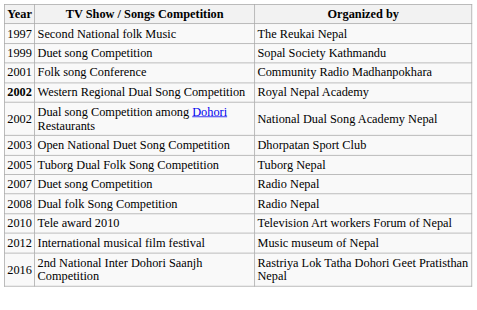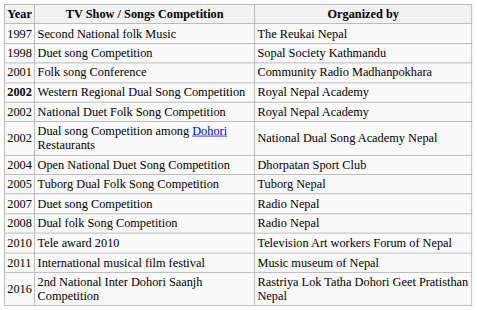(20, 53) 1999 -> (20, 53) 1998
+ row: (132, 111)
(20, 145) 2003 -> (20, 164) 2004
(20, 243) 2012 -> (19, 262) 2011
